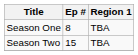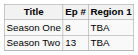(71, 43) 15 -> (71, 43) 13
